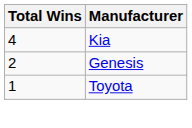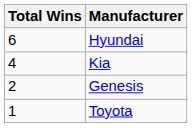+ row: (116, 39)
